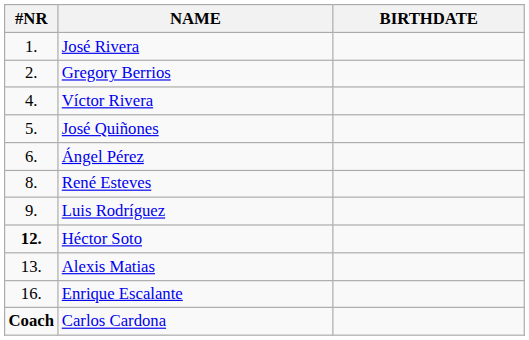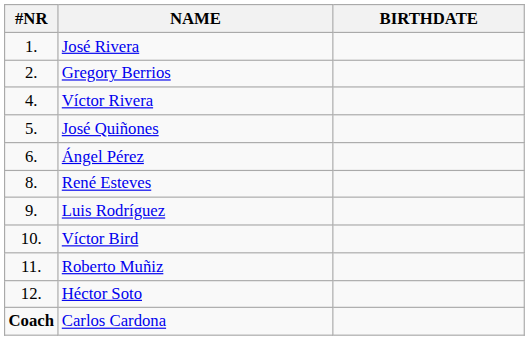+ row: (100, 239)
+ row: (113, 266)
(31, 239) bold -> (31, 294) normal
- row: (108, 266)
- row: (122, 294)
